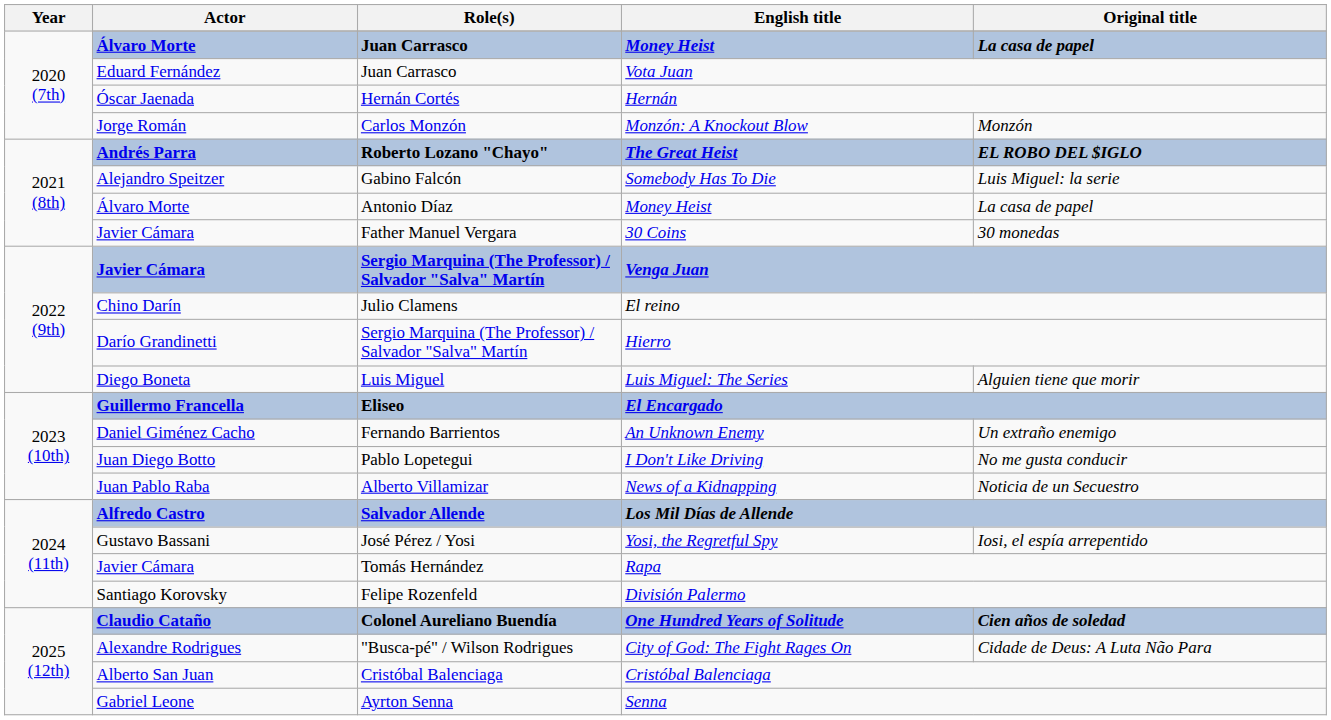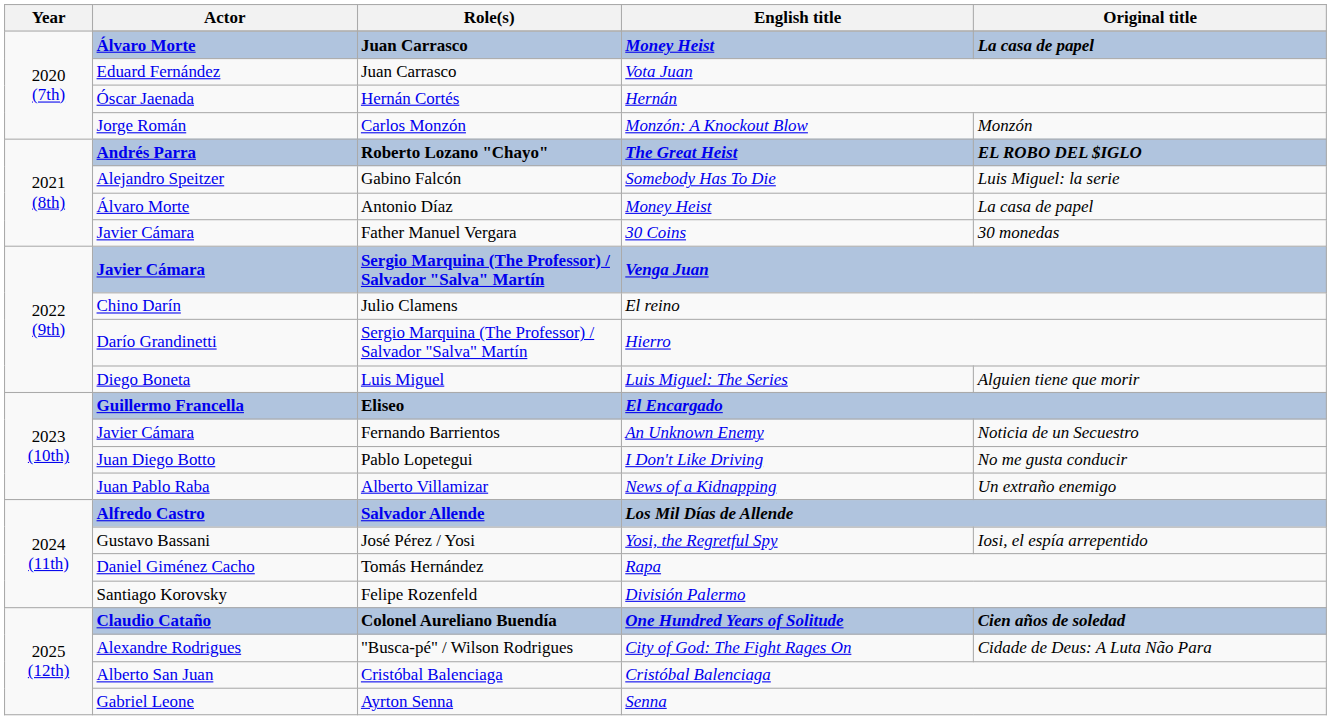(176, 432) Daniel Giménez Cacho -> (145, 432) Javier Cámara
(1047, 432) Un extraño enemigo -> (1058, 432) Noticia de un Secuestro
(1058, 486) Noticia de un Secuestro -> (1047, 486) Un extraño enemigo
(145, 567) Javier Cámara -> (176, 567) Daniel Giménez Cacho
